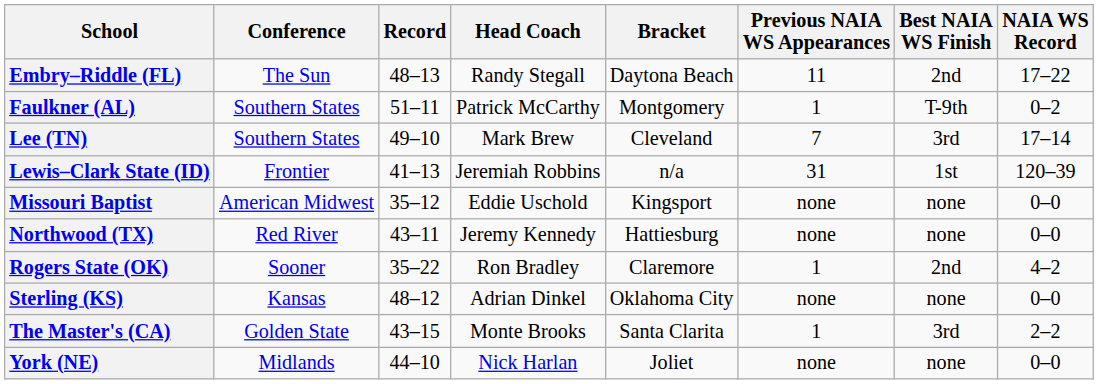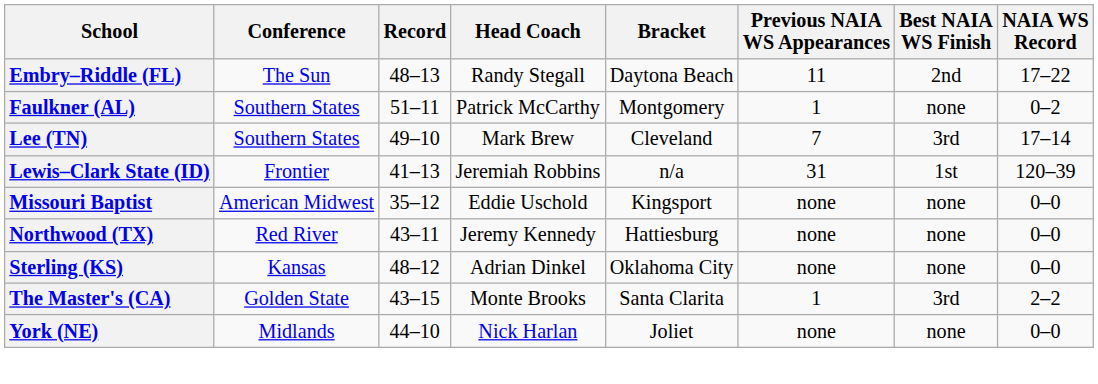(946, 107) T-9th -> (946, 107) none
- row: (89, 266)
